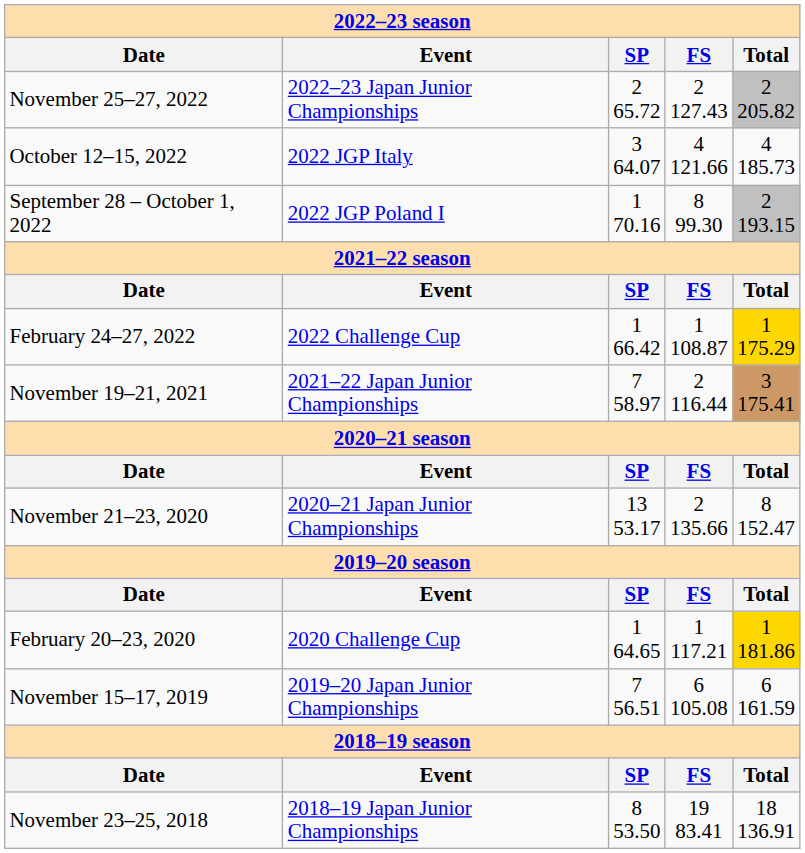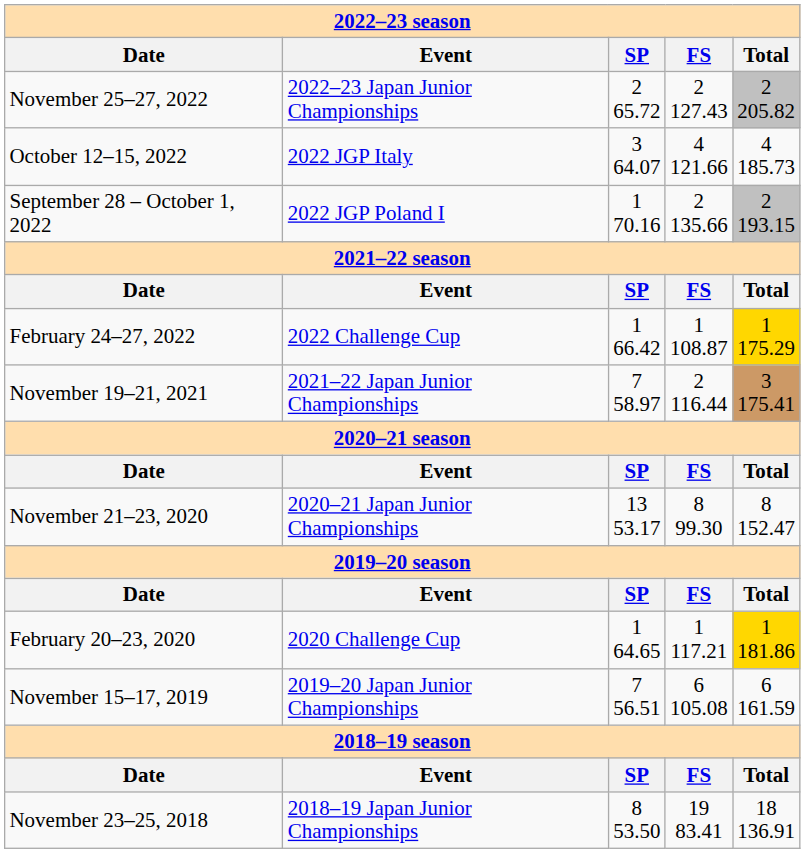(699, 213) 8 99.30 -> (699, 213) 2 135.66
(699, 516) 2 135.66 -> (699, 516) 8 99.30
